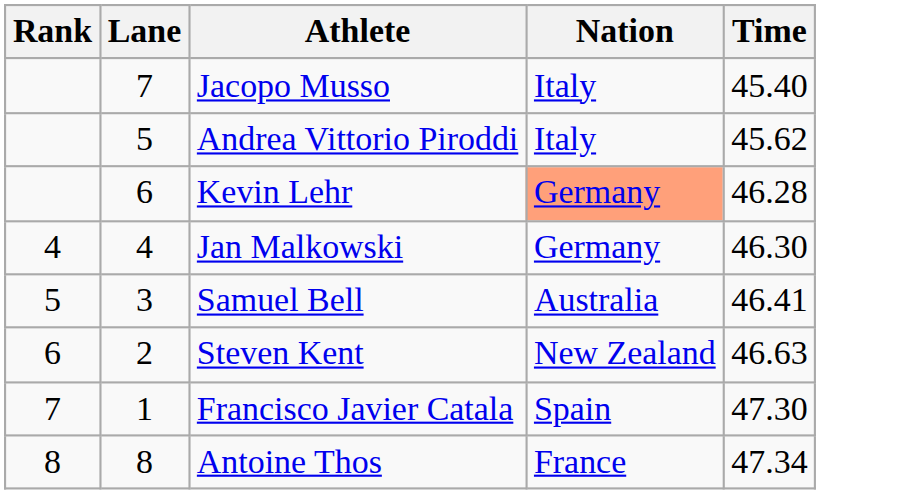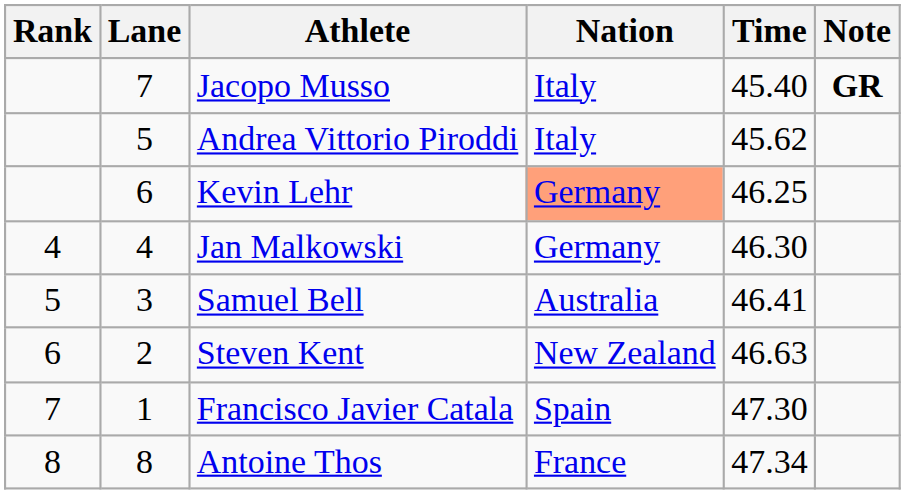+ column: (857, 31)
(769, 192) 46.28 -> (769, 192) 46.25
